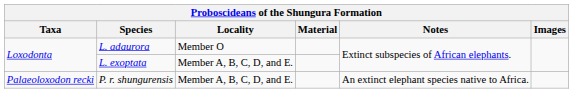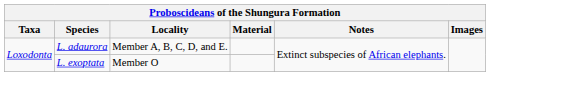(201, 46) Member O -> (170, 46) Member A, B, C, D, and E.
(235, 63) Member A, B, C, D, and E. -> (135, 63) Member O
- row: (136, 79)
